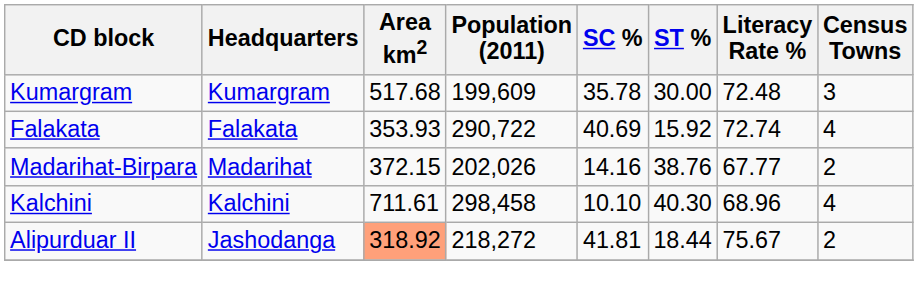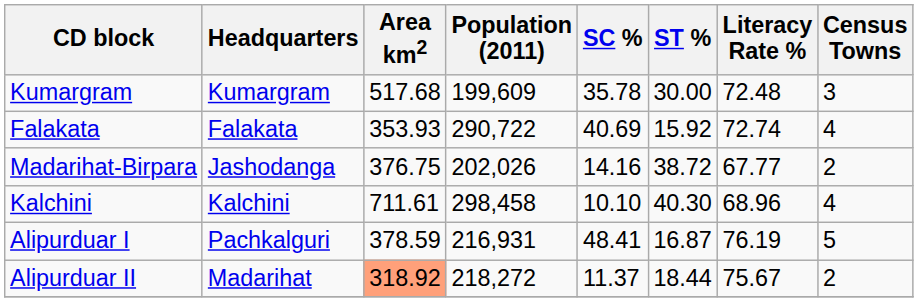(260, 166) Madarihat -> (271, 166) Jashodanga
(405, 166) 372.15 -> (405, 166) 376.75
(683, 166) 38.76 -> (683, 166) 38.72
+ row: (70, 240)
(271, 240) Jashodanga -> (260, 277) Madarihat
(612, 240) 41.81 -> (611, 277) 11.37
